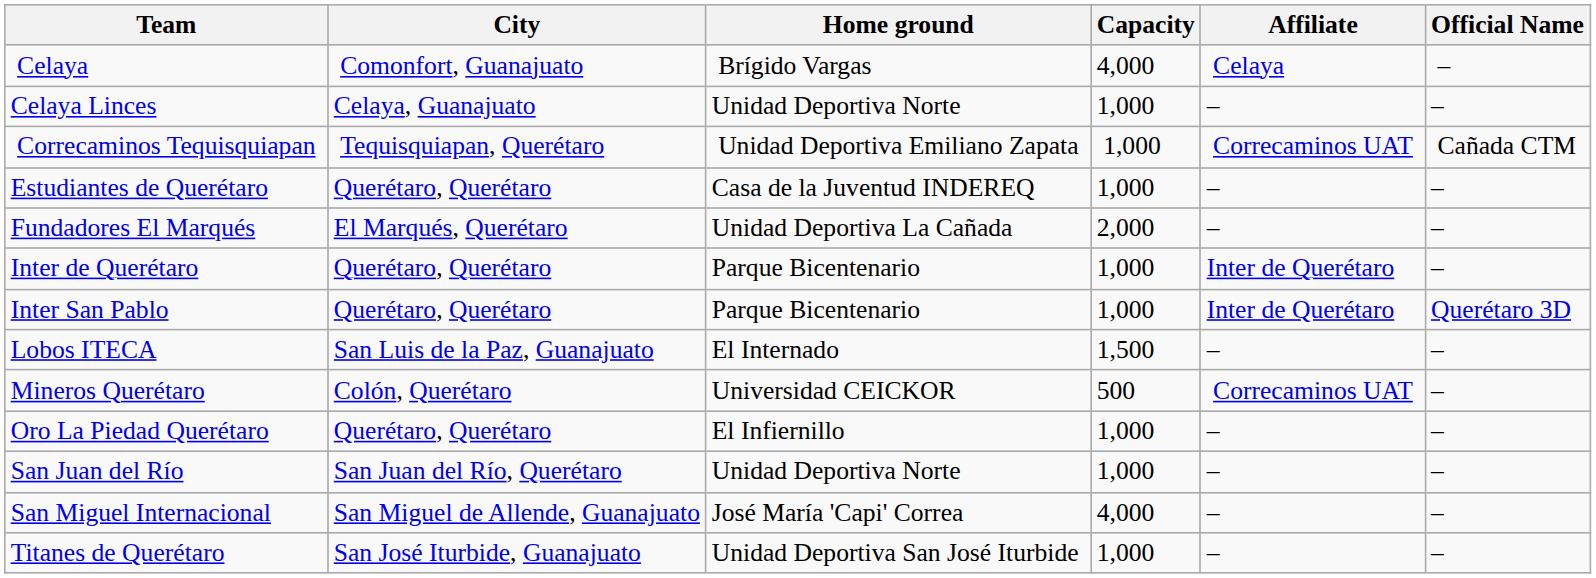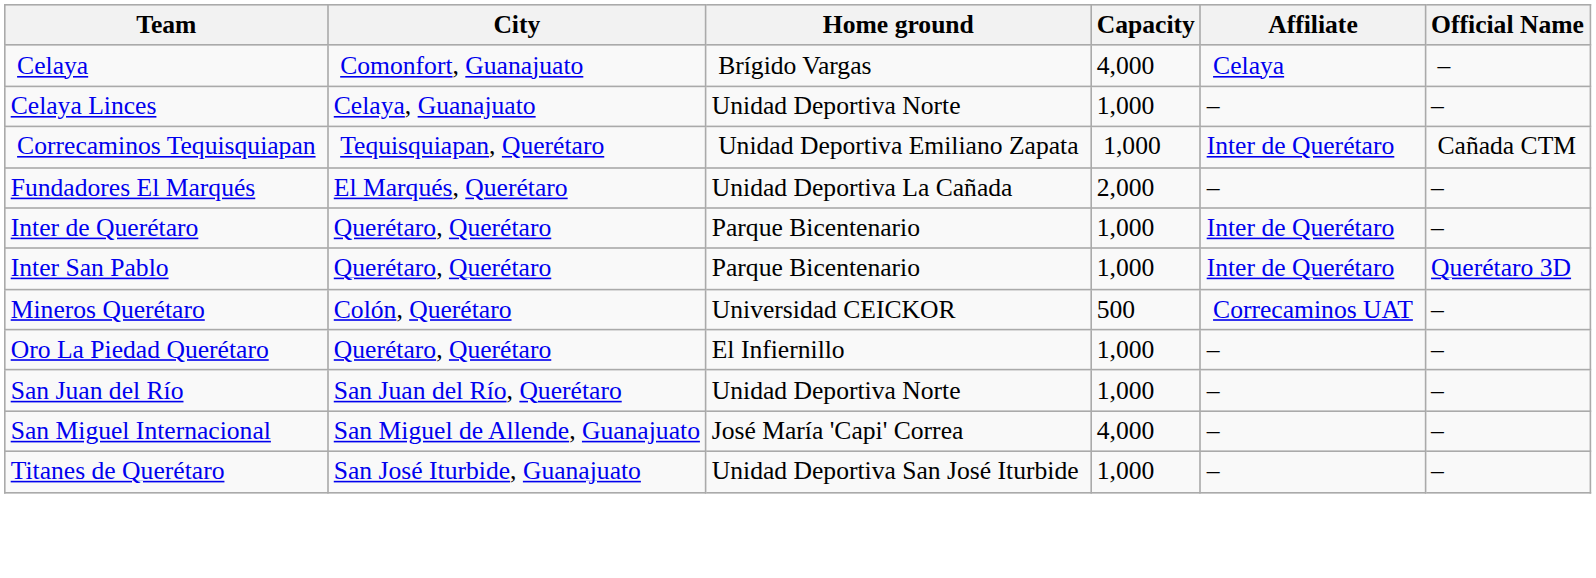(1313, 146) Correcaminos UAT -> (1300, 146) Inter de Querétaro
- row: (139, 187)
- row: (84, 349)
